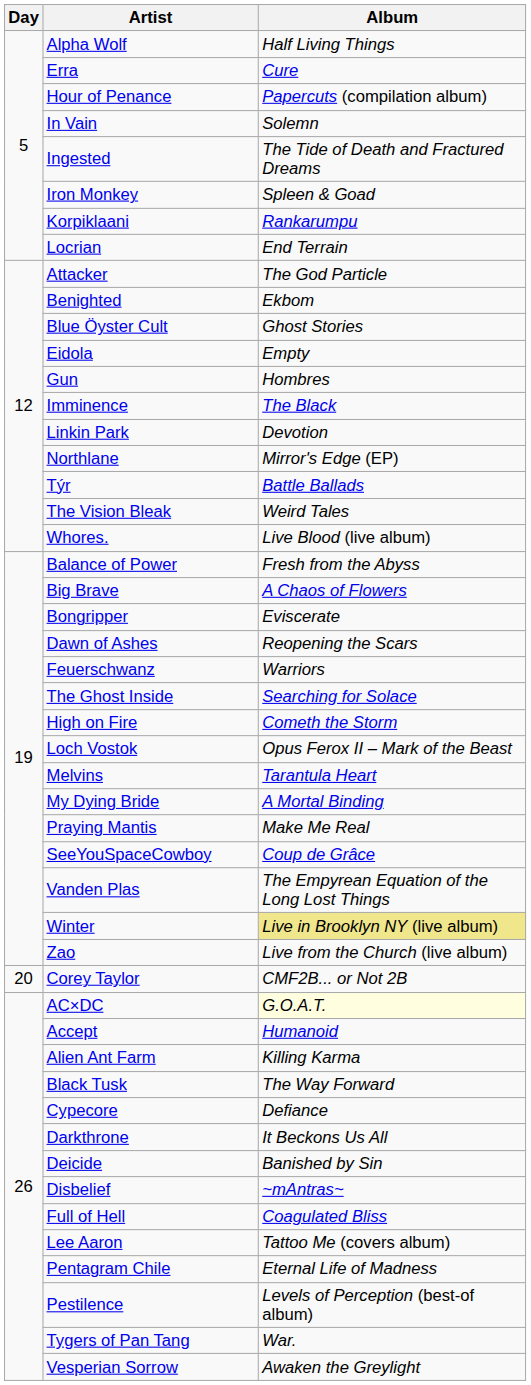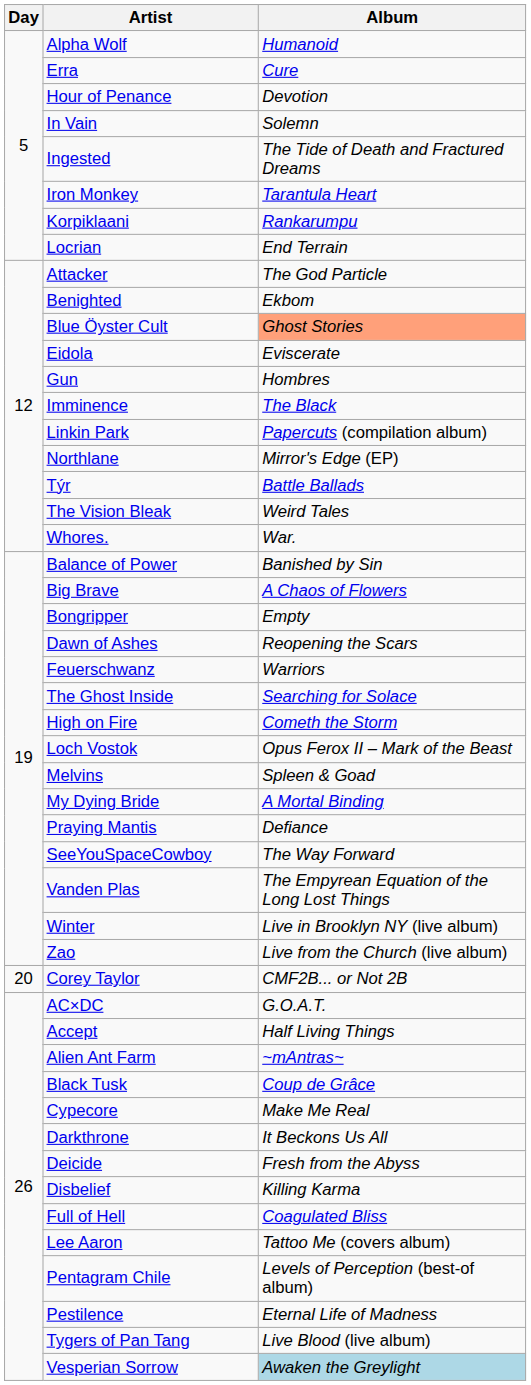(328, 44) Half Living Things -> (300, 44) Humanoid
(375, 96) Papercuts (compilation album) -> (295, 96) Devotion
(319, 194) Spleen & Goad -> (319, 194) Tarantula Heart
(313, 326) no background -> (313, 326) lightsalmon background
(286, 353) Empty -> (301, 353) Eviscerate
(295, 432) Devotion -> (375, 432) Papercuts (compilation album)
(346, 537) Live Blood (live album) -> (279, 537) War.
(341, 564) Fresh from the Abyss -> (322, 564) Banished by Sin
(301, 616) Eviscerate -> (286, 616) Empty
(319, 775) Tarantula Heart -> (319, 775) Spleen & Goad
(316, 828) Make Me Real -> (295, 828) Defiance
(319, 854) Coup de Grâce -> (328, 854) The Way Forward
(380, 926) khaki background -> (380, 926) no background
(294, 1005) lightyellow background -> (294, 1005) no background
(300, 1031) Humanoid -> (328, 1031) Half Living Things
(311, 1057) Killing Karma -> (303, 1057) ~mAntras~
(328, 1084) The Way Forward -> (319, 1084) Coup de Grâce
(295, 1110) Defiance -> (316, 1110) Make Me Real
(322, 1163) Banished by Sin -> (341, 1163) Fresh from the Abyss
(303, 1189) ~mAntras~ -> (311, 1189) Killing Karma
(350, 1269) Eternal Life of Madness -> (368, 1278) Levels of Perception (best-of album)
(368, 1304) Levels of Perception (best-of album) -> (350, 1314) Eternal Life of Madness
(279, 1340) War. -> (346, 1340) Live Blood (live album)
(341, 1366) no background -> (341, 1366) lightblue background
